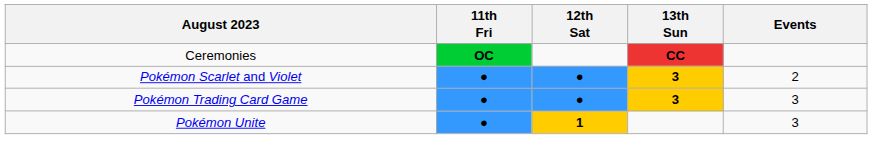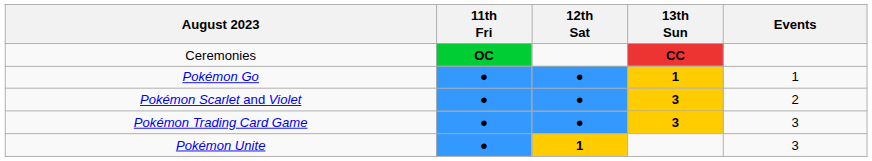+ row: (221, 77)
